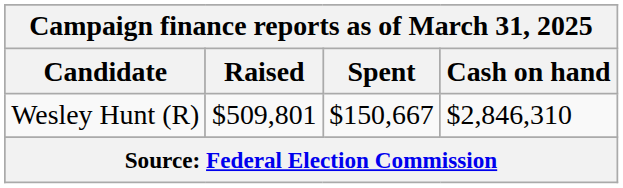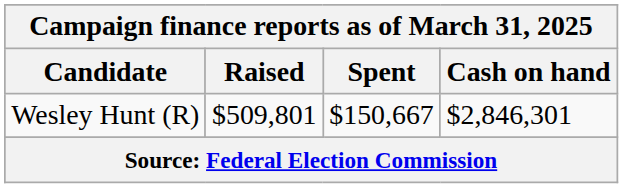(509, 114) $2,846,310 -> (509, 114) $2,846,301
